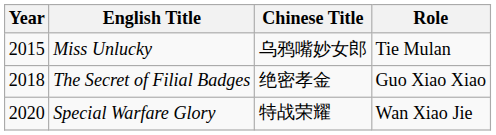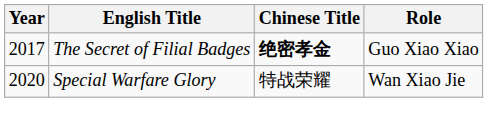- row: (103, 49)
(27, 81) 2018 -> (27, 49) 2017
(295, 80) normal -> (295, 48) bold
